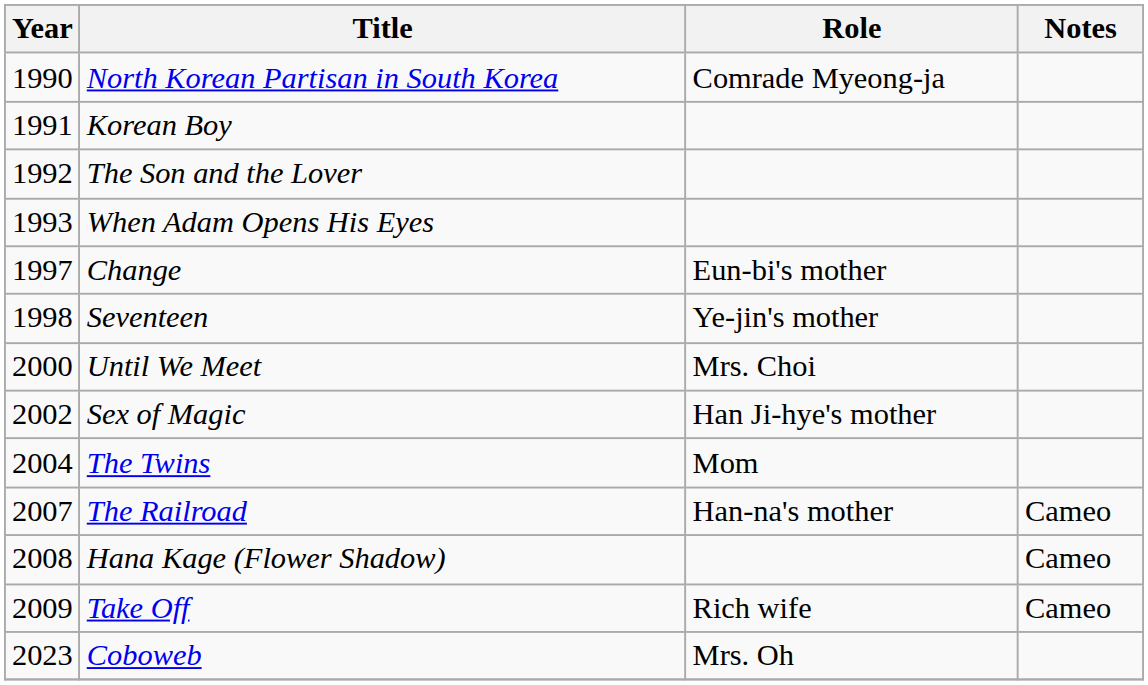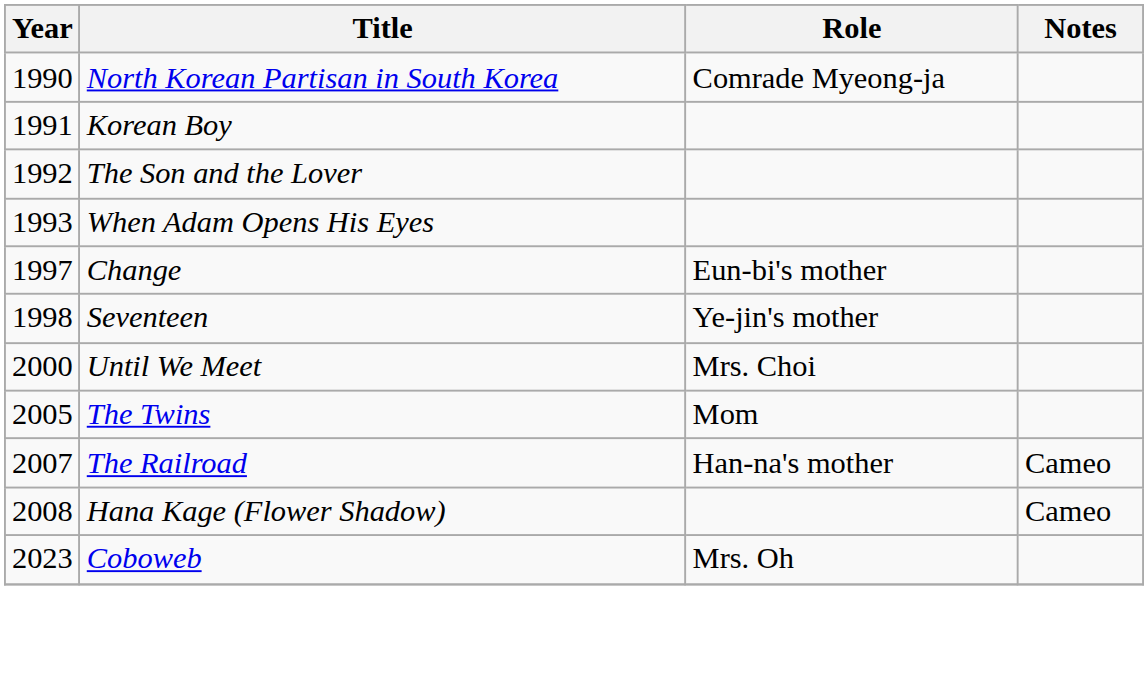- row: (166, 414)
(42, 462) 2004 -> (42, 414) 2005
- row: (138, 607)
